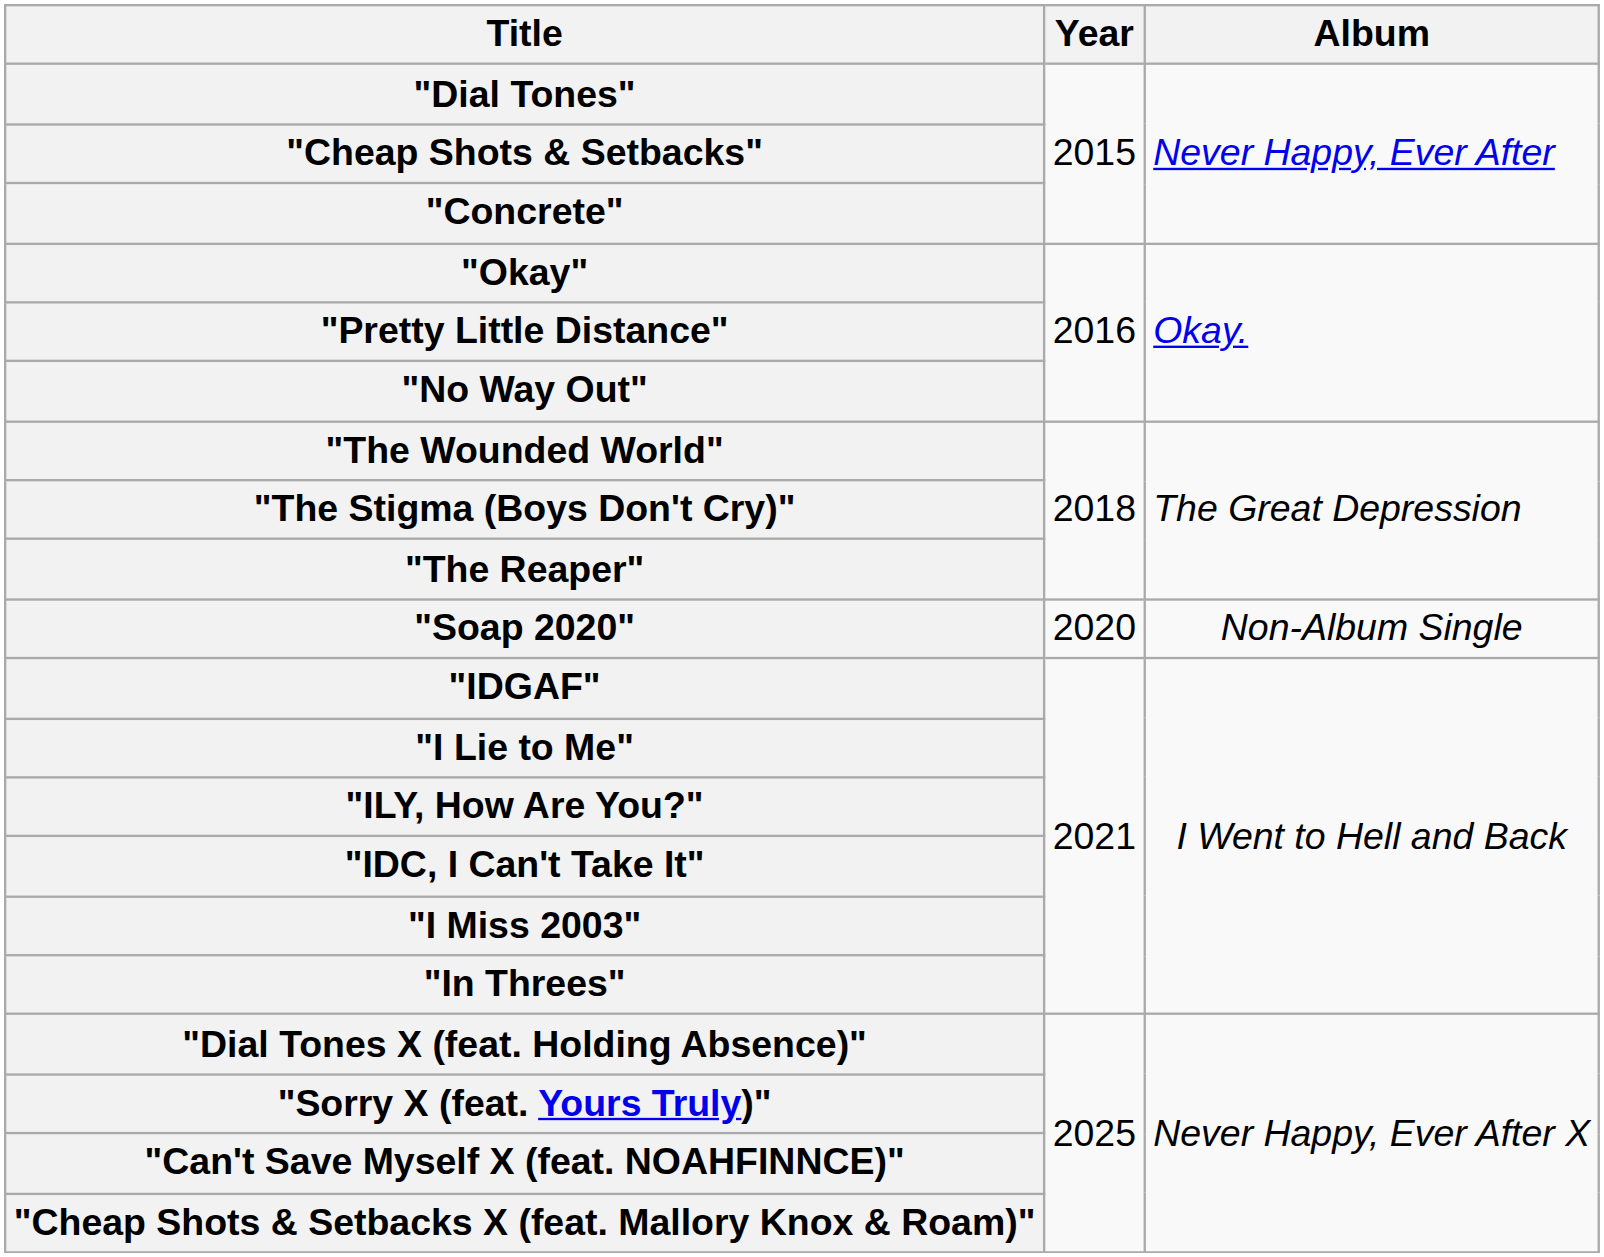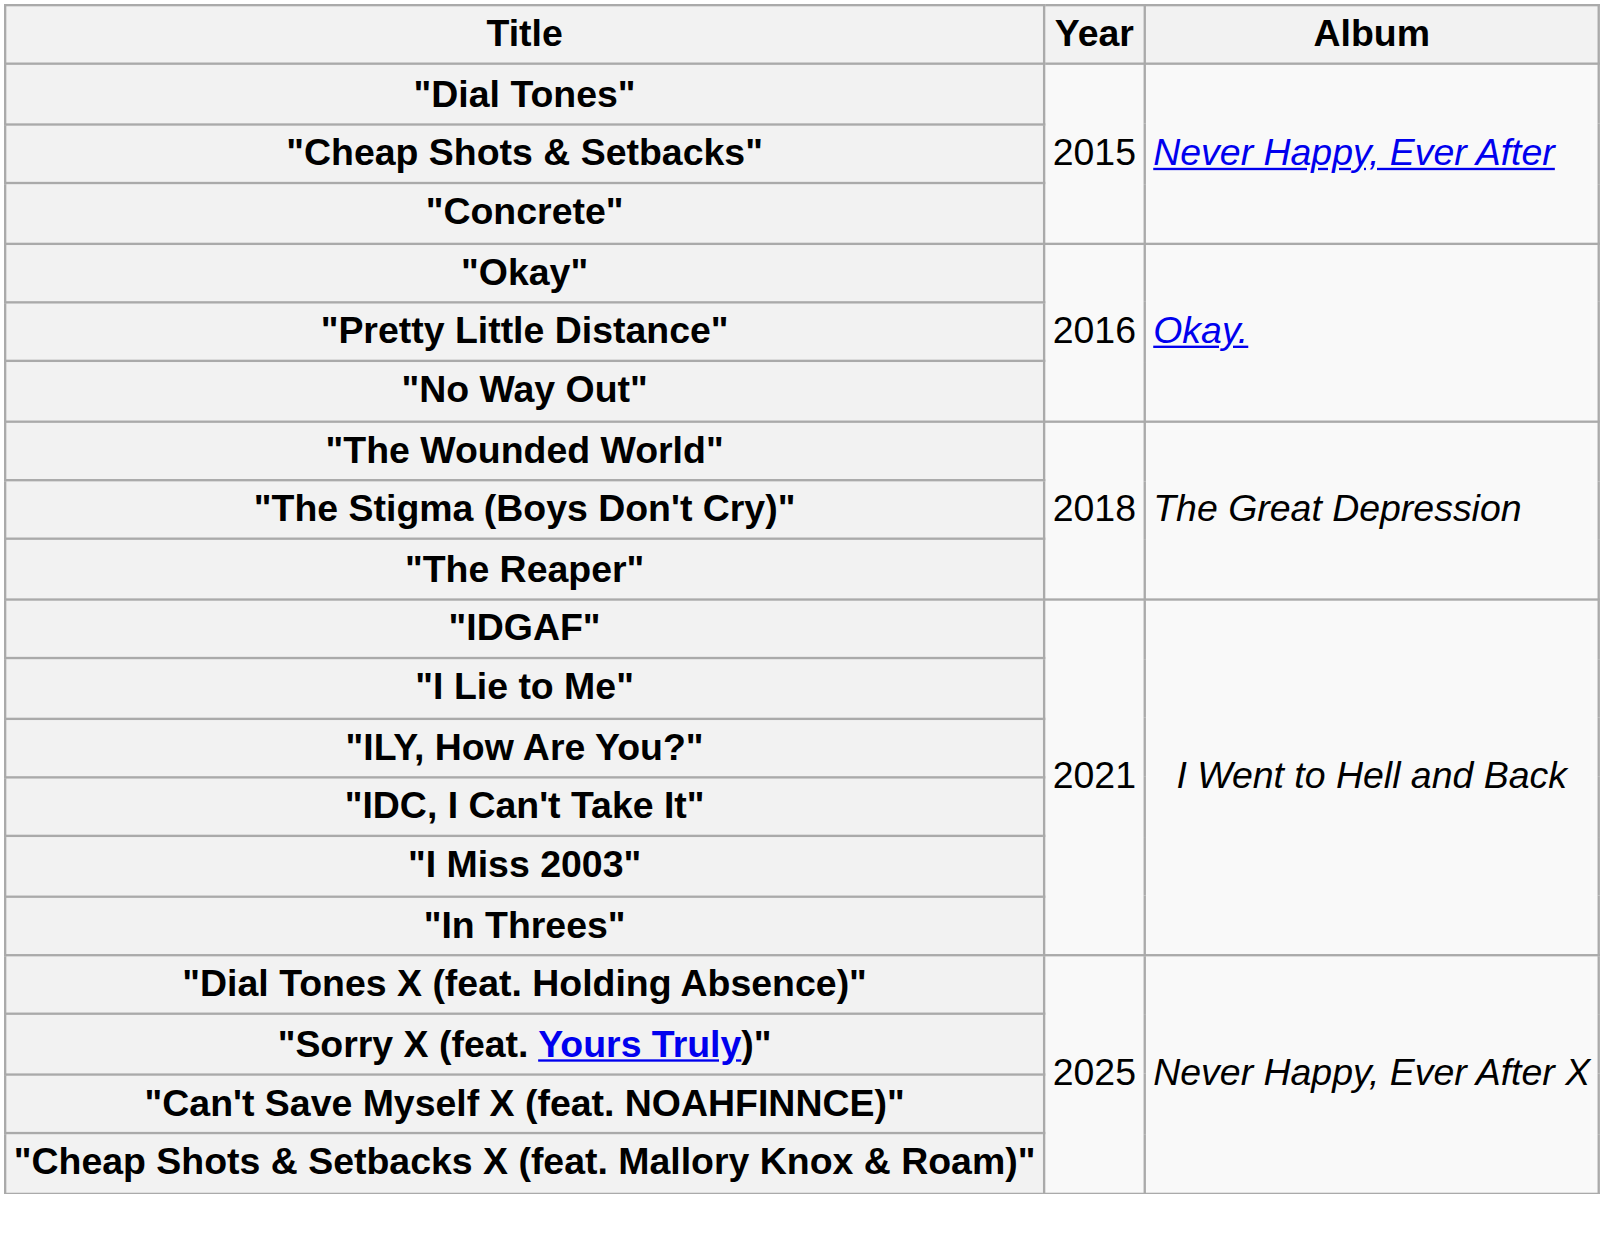- row: (525, 627)
